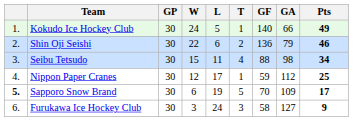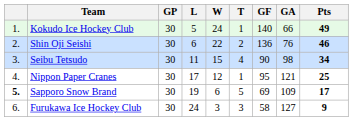columns swapped: (194, 12) <-> (217, 12)
(288, 44) 79 -> (288, 44) 76
(264, 60) 88 -> (264, 60) 90
(264, 76) 59 -> (264, 76) 95
(288, 76) 112 -> (288, 76) 121
(264, 92) 70 -> (264, 92) 69
